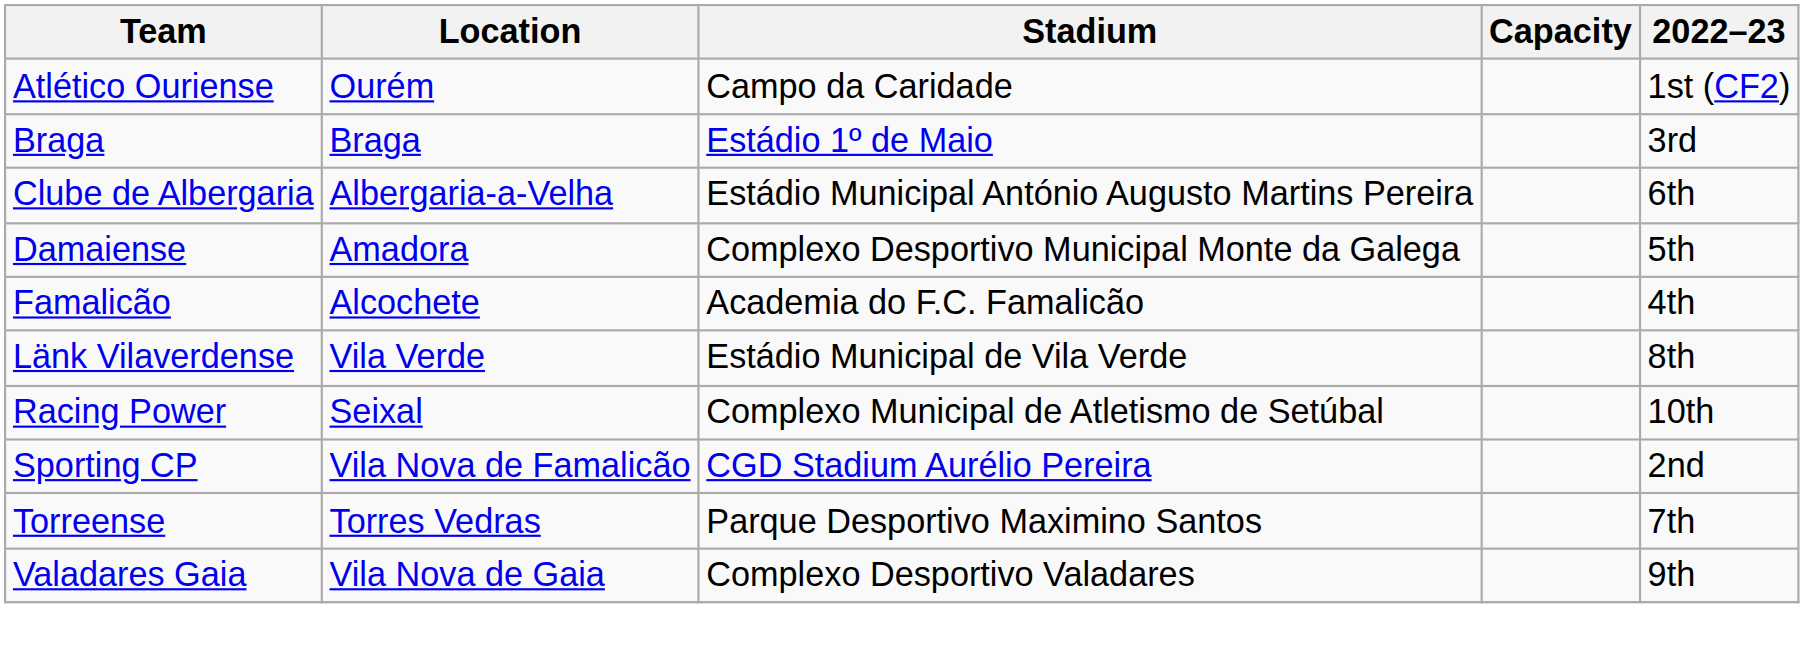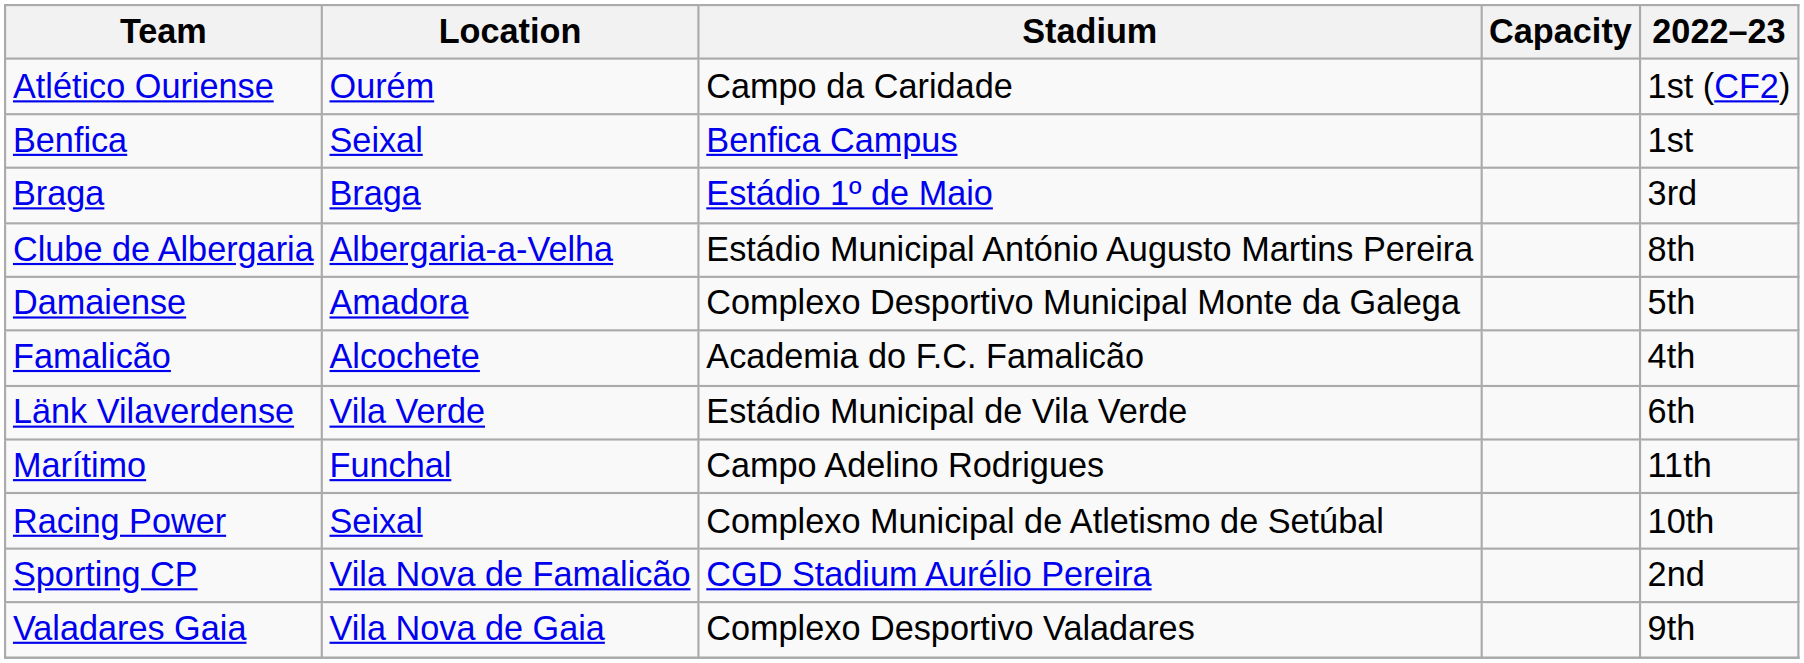+ row: (70, 140)
(1671, 194) 6th -> (1671, 248) 8th
(1671, 357) 8th -> (1671, 411) 6th
+ row: (80, 466)
- row: (89, 520)
